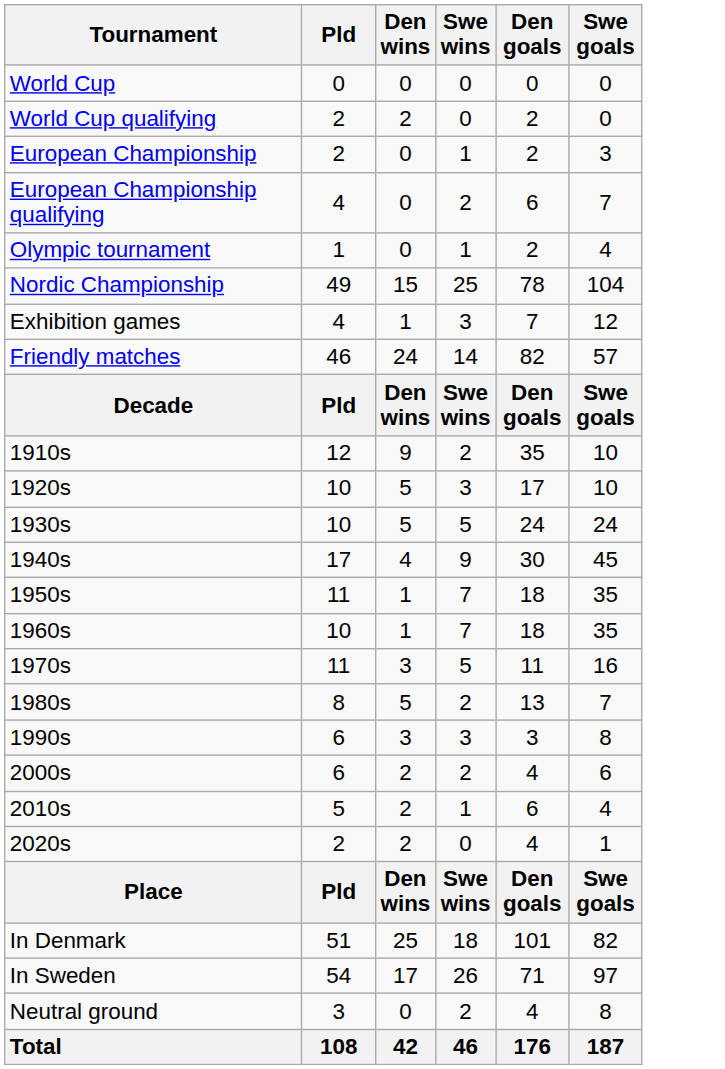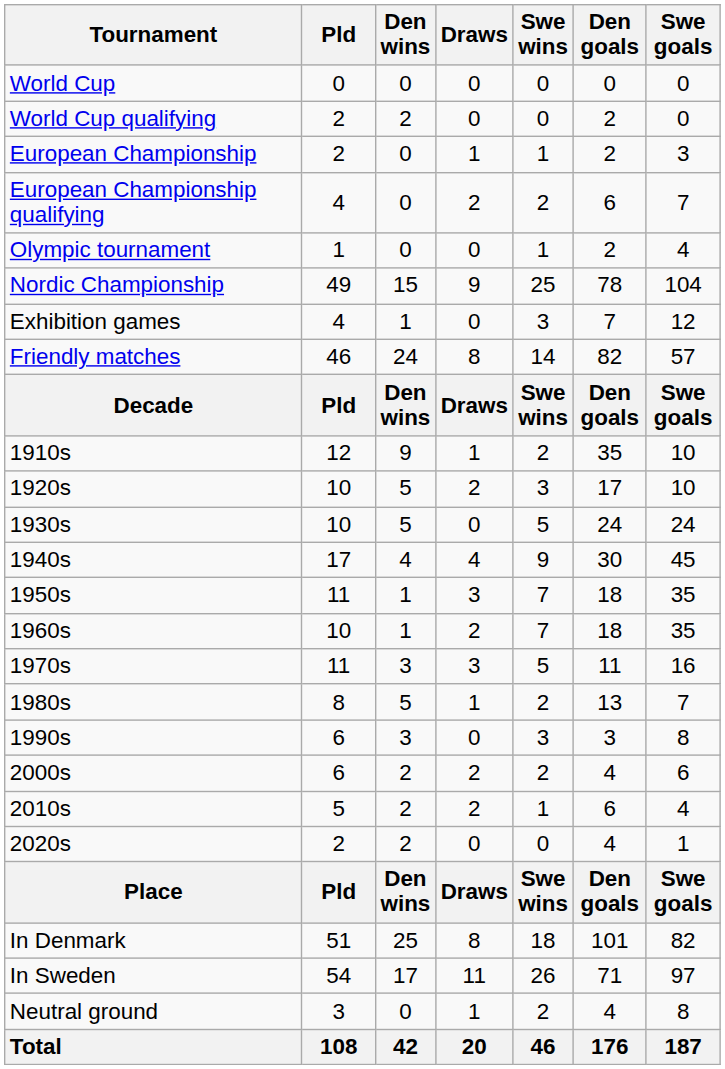+ column: (474, 34)
